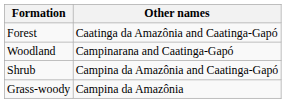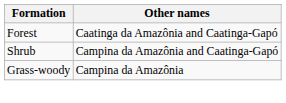- row: (31, 51)
